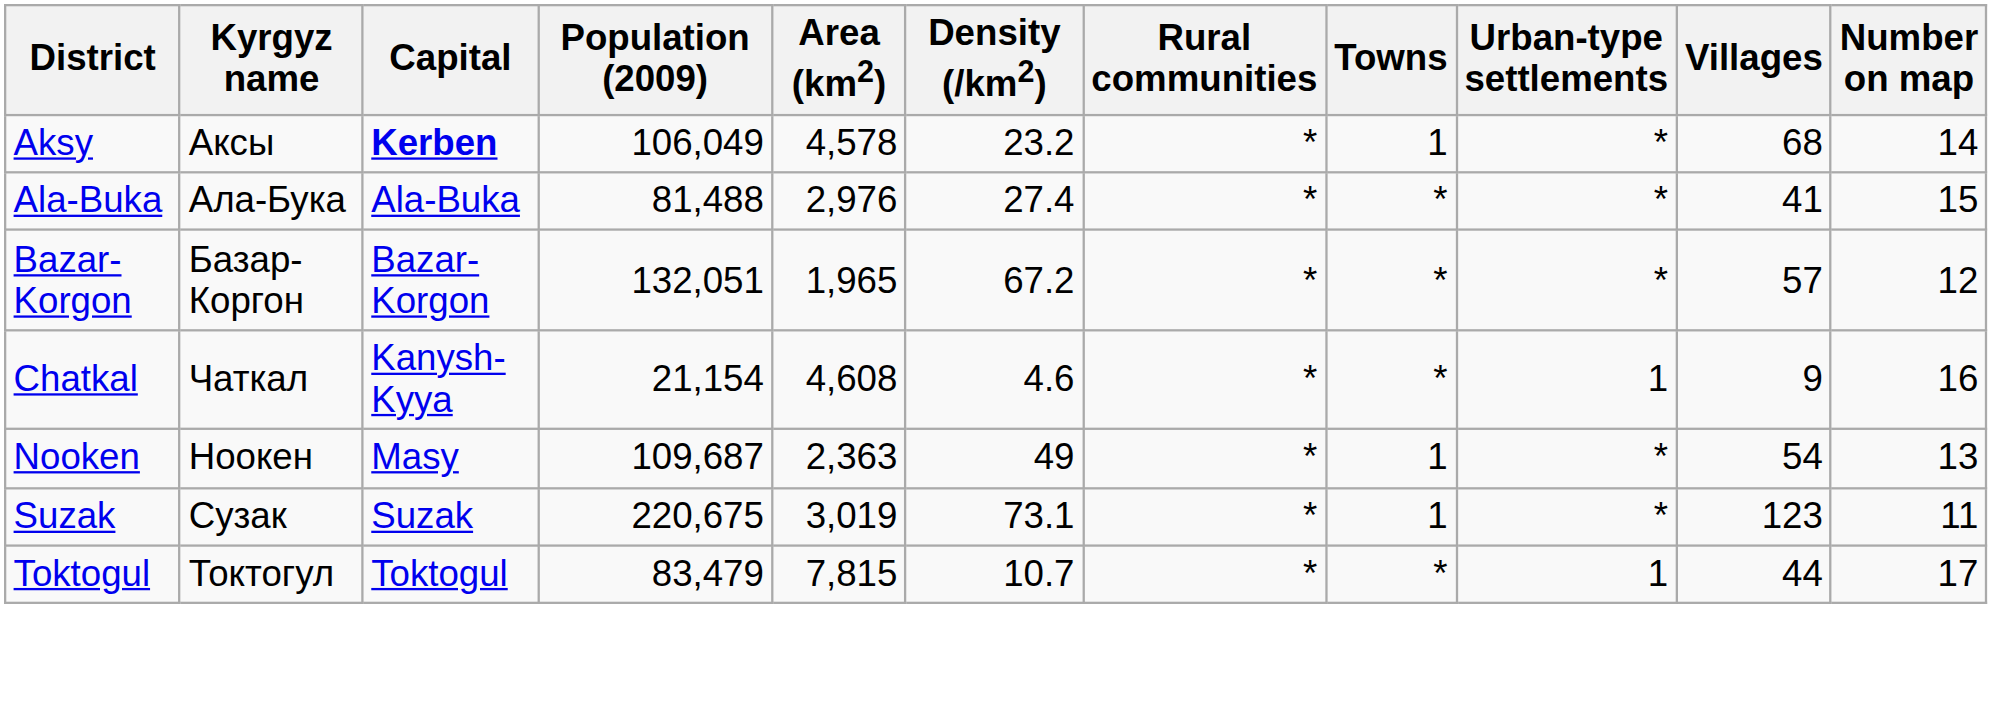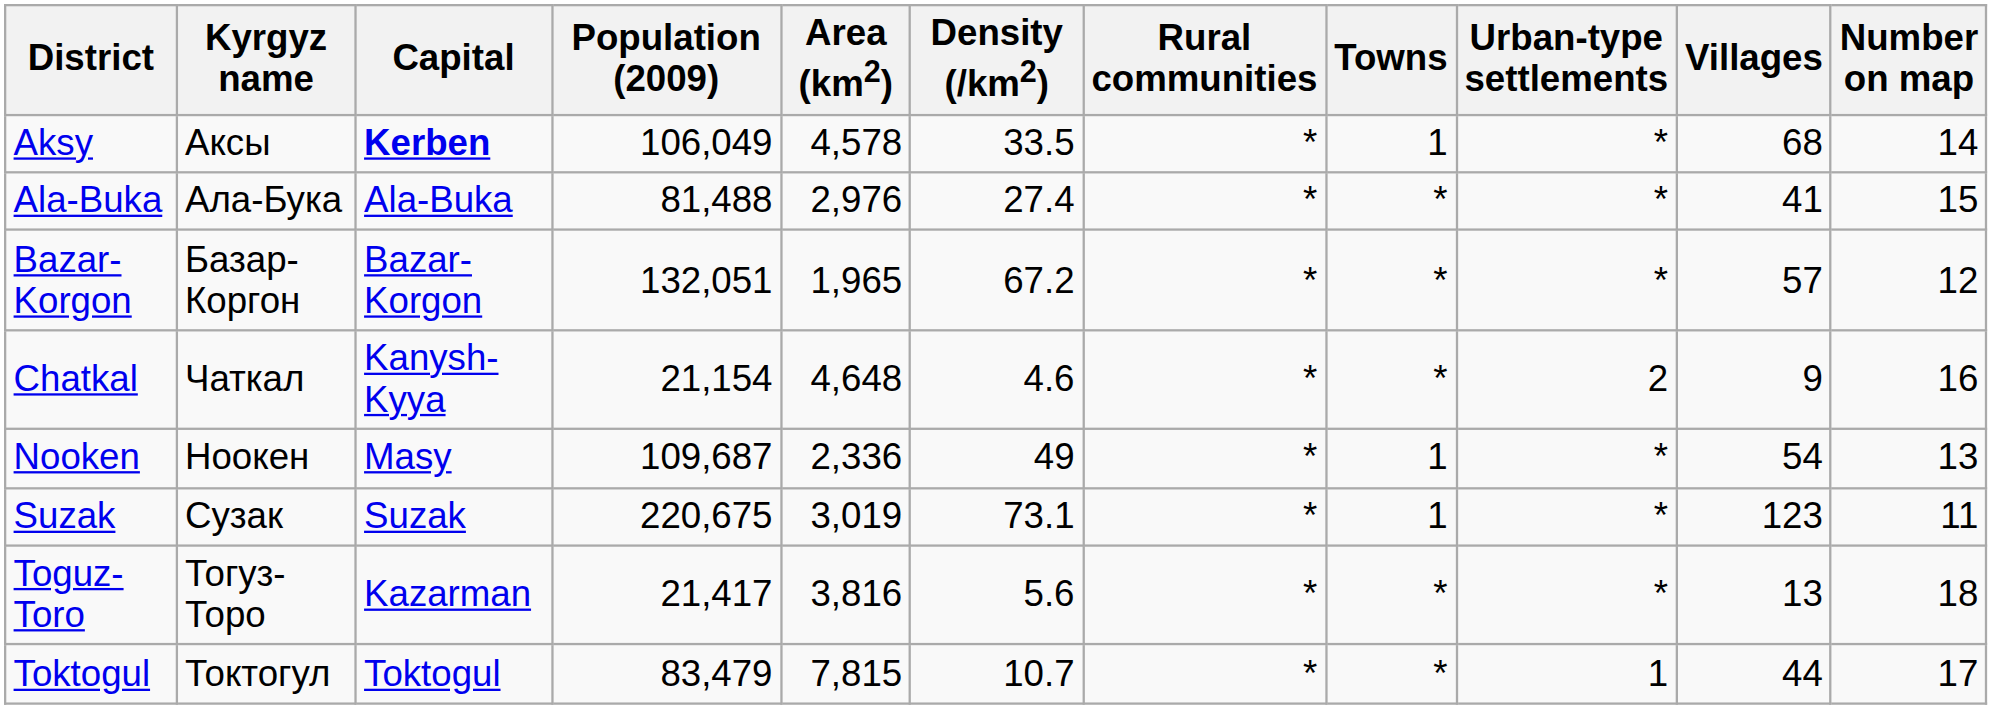(1039, 142) 23.2 -> (1039, 142) 33.5
(851, 378) 4,608 -> (856, 378) 4,648
(1658, 378) 1 -> (1658, 378) 2
(851, 457) 2,363 -> (856, 457) 2,336
+ row: (69, 594)
